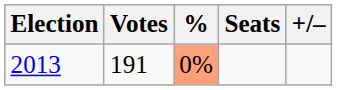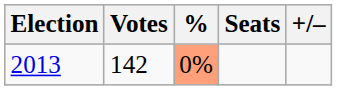(129, 64) 191 -> (129, 64) 142
